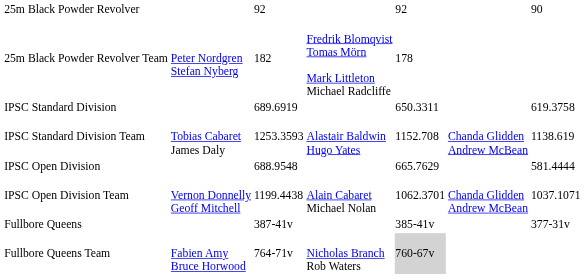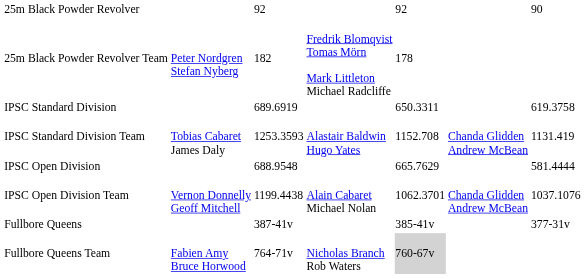(553, 136) 1138.619 -> (553, 136) 1131.419
(556, 195) 1037.1071 -> (556, 195) 1037.1076
